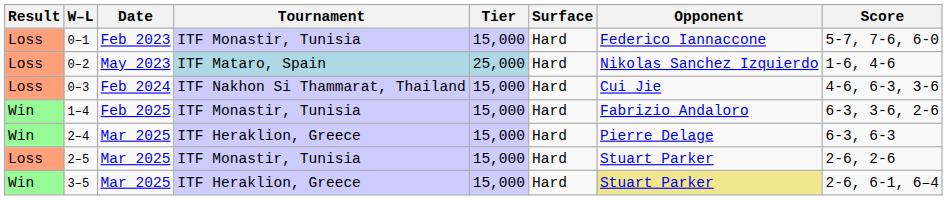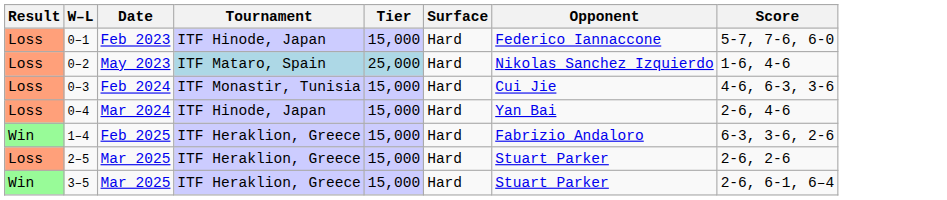(269, 40) ITF Monastir, Tunisia -> (252, 40) ITF Hinode, Japan
(322, 88) ITF Nakhon Si Thammarat, Thailand -> (269, 88) ITF Monastir, Tunisia
+ row: (78, 112)
(269, 111) ITF Monastir, Tunisia -> (269, 135) ITF Heraklion, Greece
- row: (78, 136)
(269, 159) ITF Monastir, Tunisia -> (269, 159) ITF Heraklion, Greece
(657, 183) khaki background -> (552, 183) no background
